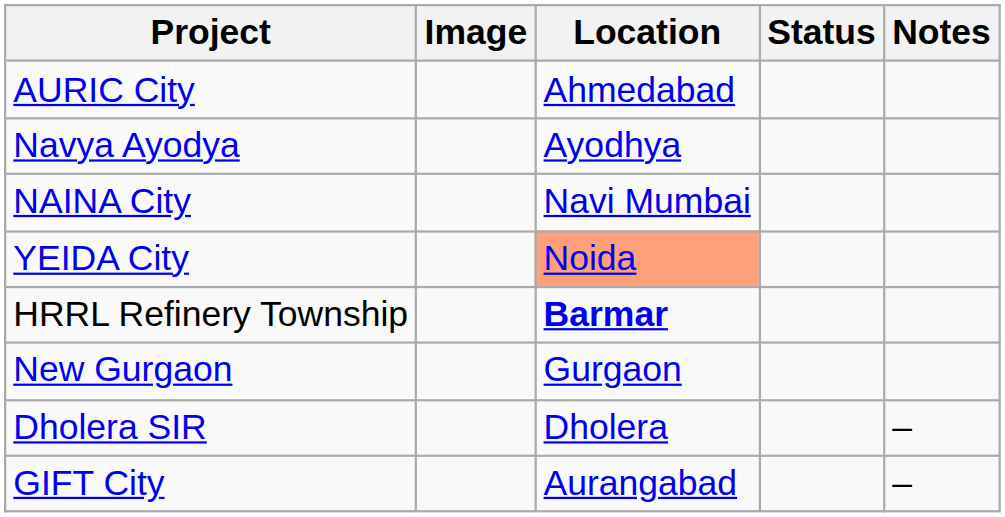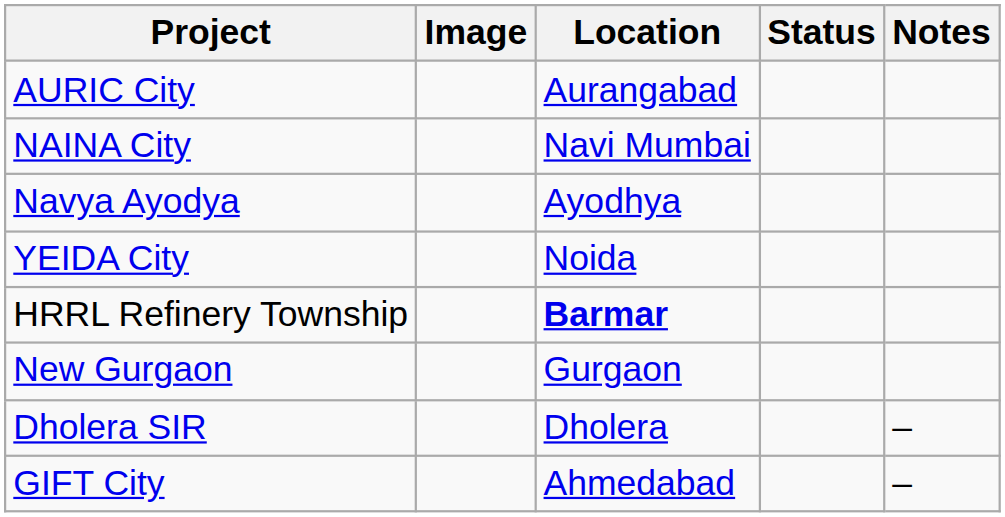(639, 88) Ahmedabad -> (640, 88) Aurangabad
rows swapped: (127, 145) <-> (102, 201)
(590, 257) lightsalmon background -> (590, 257) no background
(640, 483) Aurangabad -> (639, 483) Ahmedabad
